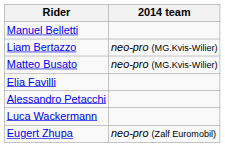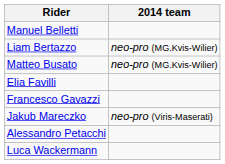+ row: (53, 99)
+ row: (46, 116)
- row: (40, 133)
